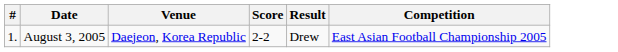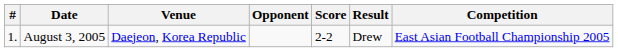+ column: (280, 15)
